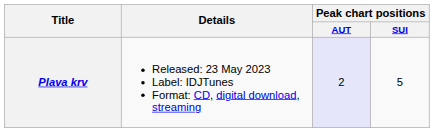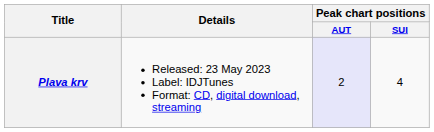(400, 82) 5 -> (400, 82) 4
